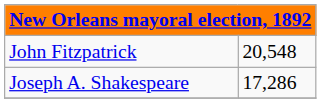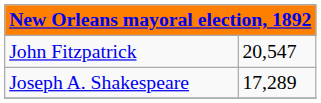(269, 51) 20,548 -> (269, 51) 20,547
(269, 82) 17,286 -> (269, 82) 17,289
